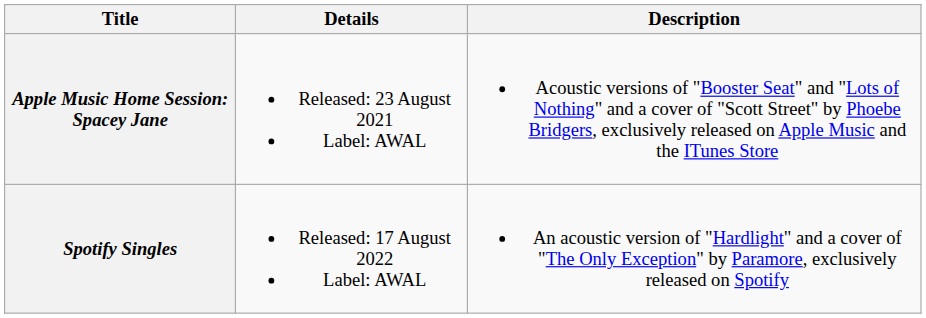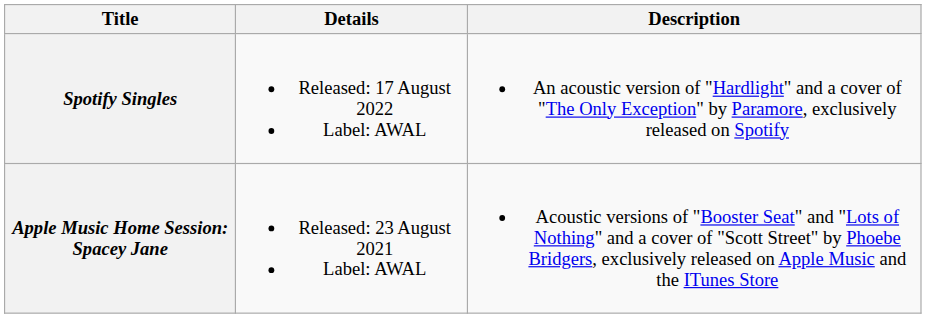rows swapped: (120, 108) <-> (120, 248)
